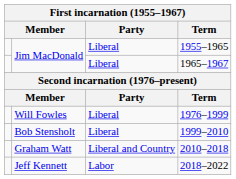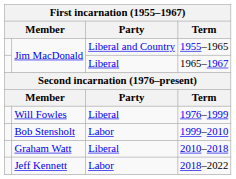(104, 47) Liberal -> (132, 47) Liberal and Country
(104, 132) Liberal -> (101, 132) Labor
(132, 149) Liberal and Country -> (104, 149) Liberal
